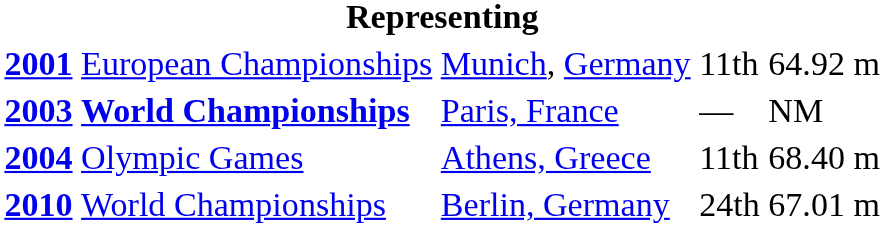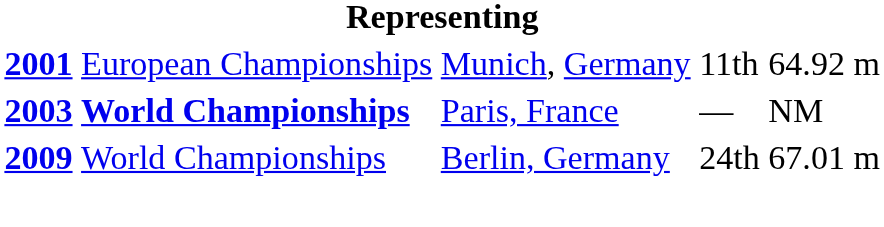- row: (546, 157)
(38, 204) 2010 -> (38, 157) 2009
